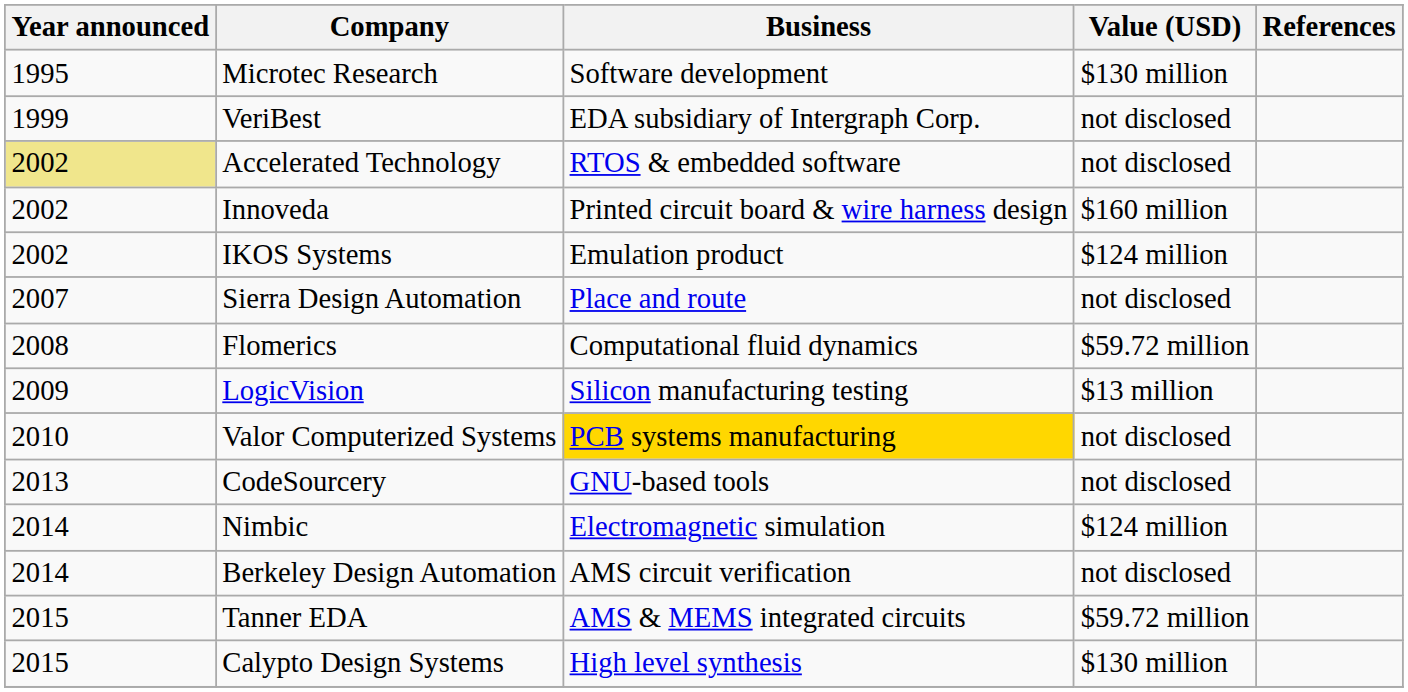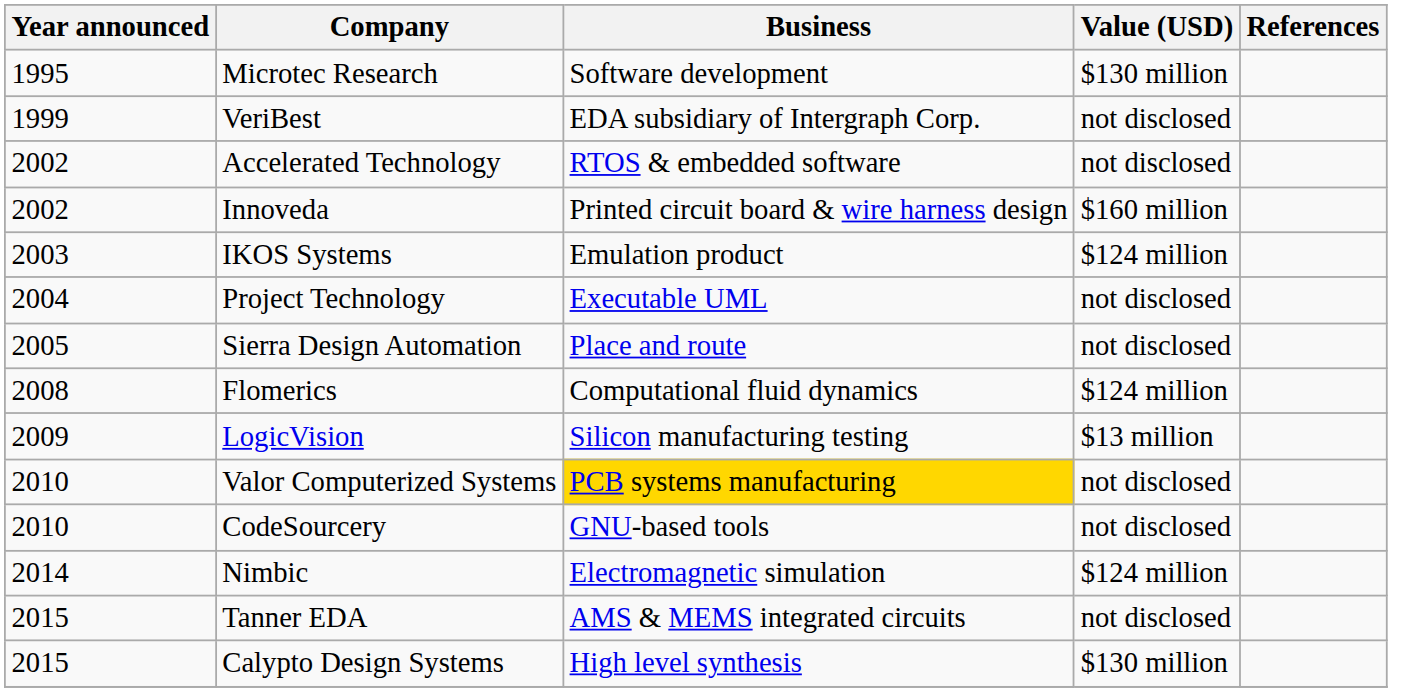(40, 163) khaki background -> (40, 163) no background
(40, 254) 2002 -> (40, 254) 2003
+ row: (334, 299)
(40, 299) 2007 -> (40, 345) 2005
(1165, 345) $59.72 million -> (1154, 390) $124 million
(40, 481) 2013 -> (40, 526) 2010
- row: (389, 572)
(1165, 617) $59.72 million -> (1156, 617) not disclosed
